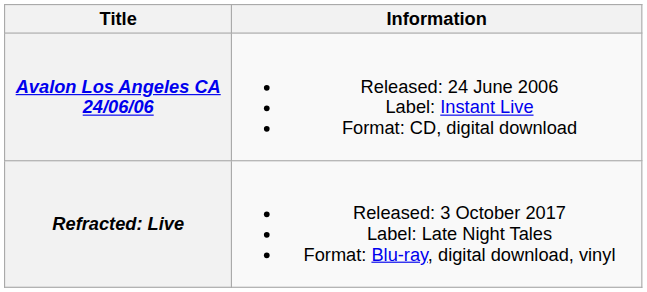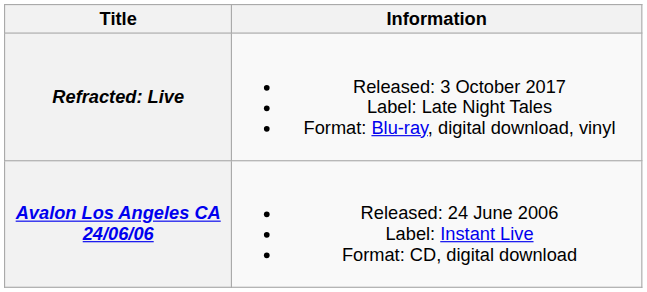rows swapped: (118, 96) <-> (118, 223)
